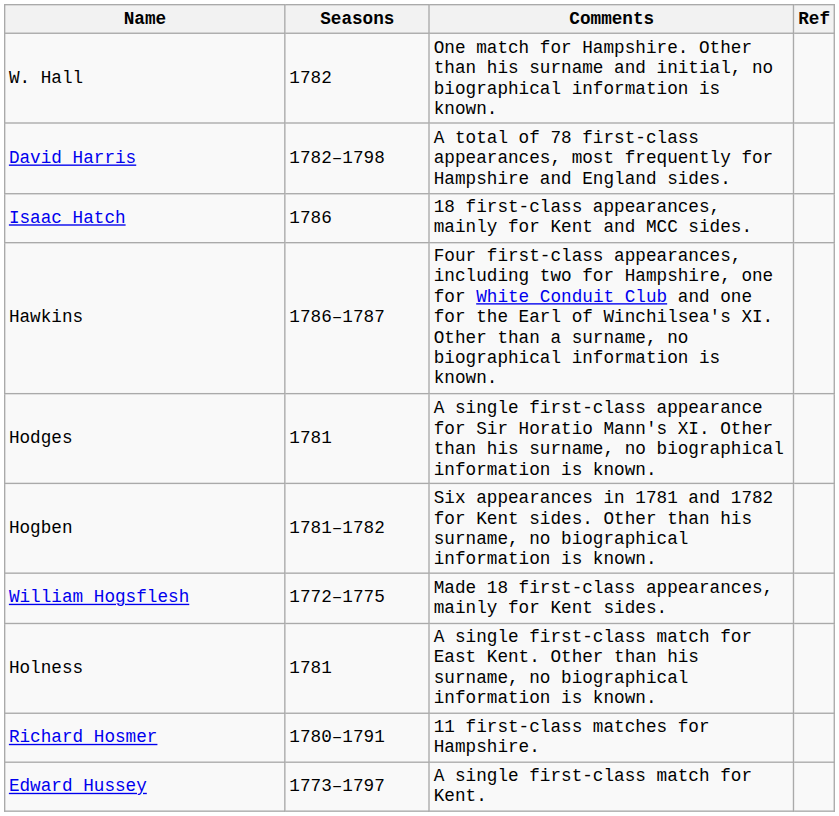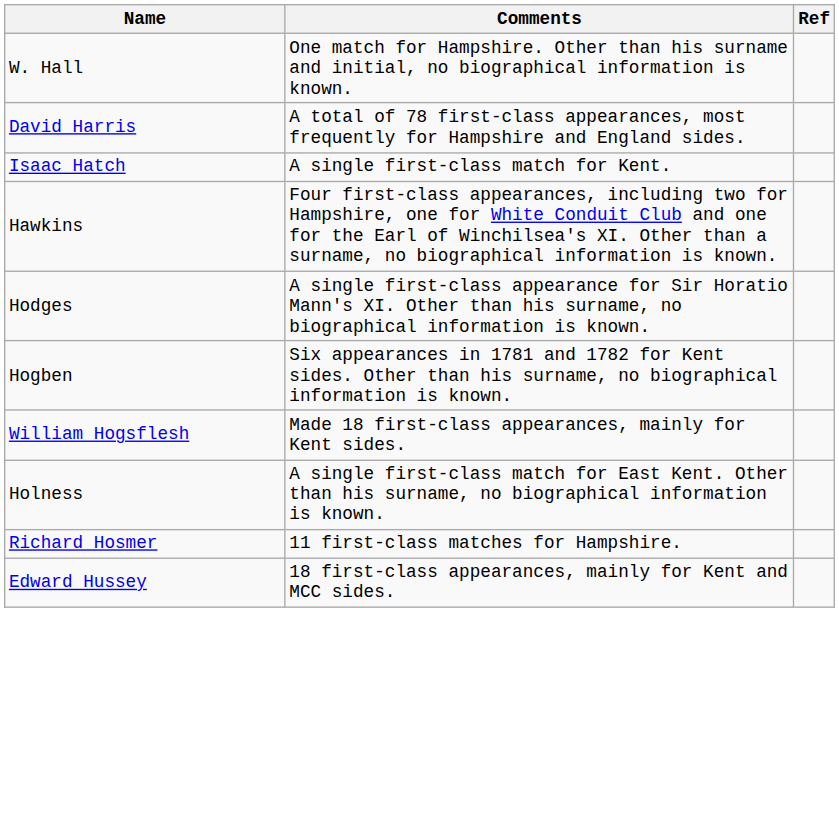- column: (357, 19)
(593, 218) 18 first-class appearances, mainly for Kent and MCC sides. -> (480, 167) A single first-class match for Kent.
(593, 787) A single first-class match for Kent. -> (539, 583) 18 first-class appearances, mainly for Kent and MCC sides.
